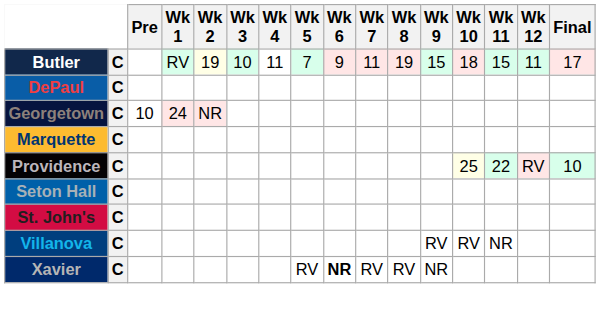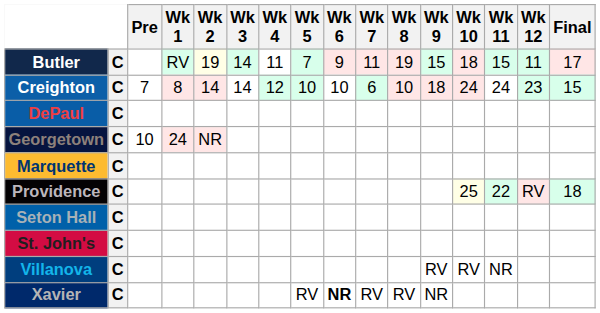(242, 62) 10 -> (242, 62) 14
+ row: (56, 88)
(572, 166) 10 -> (572, 192) 18
